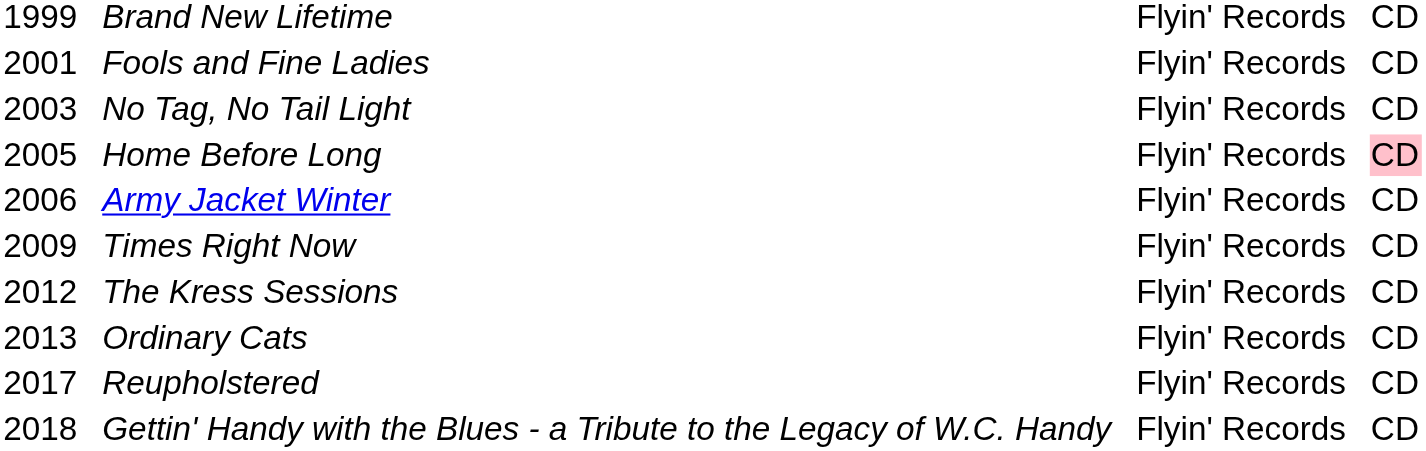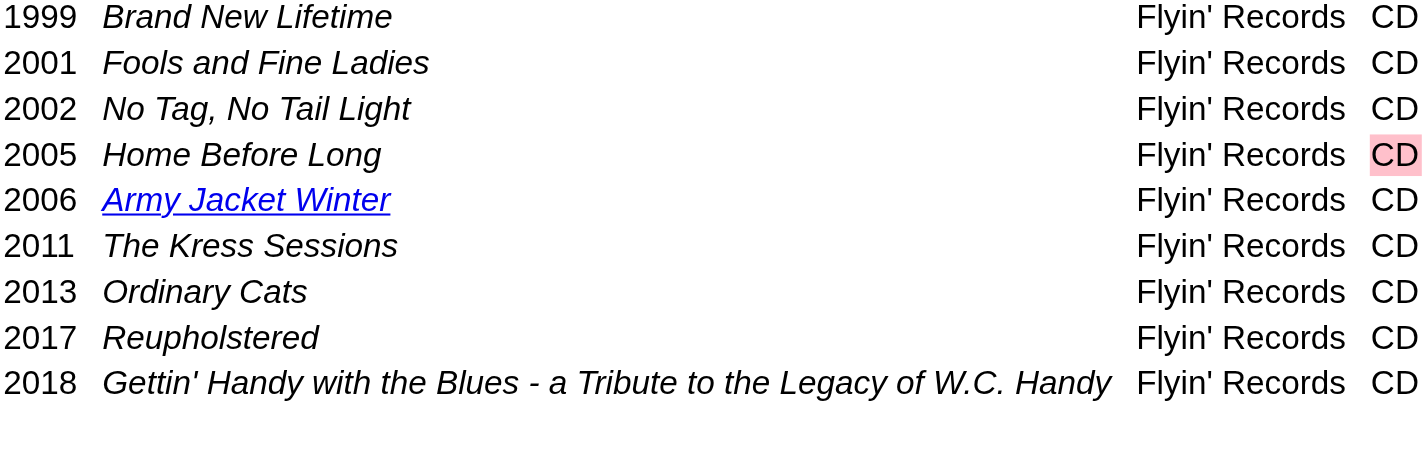(40, 108) 2003 -> (40, 108) 2002
- row: (229, 246)
(40, 291) 2012 -> (39, 246) 2011
